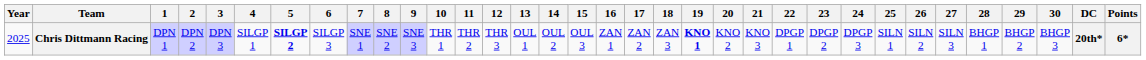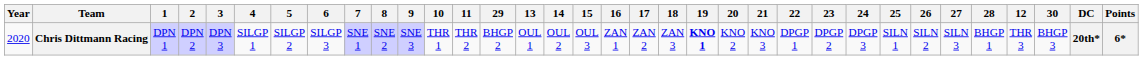columns swapped: (497, 13) <-> (1020, 13)
(18, 38) 2025 -> (18, 38) 2020
(291, 38) bold -> (289, 38) normal
